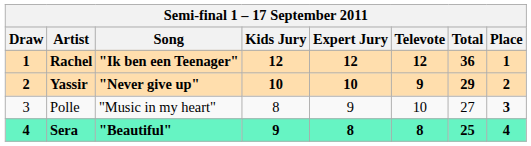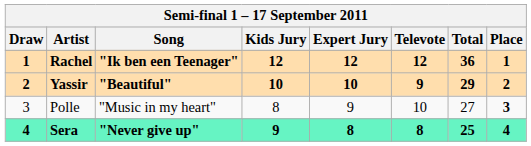(149, 84) "Never give up" -> (135, 84) "Beautiful"
(135, 130) "Beautiful" -> (149, 130) "Never give up"
